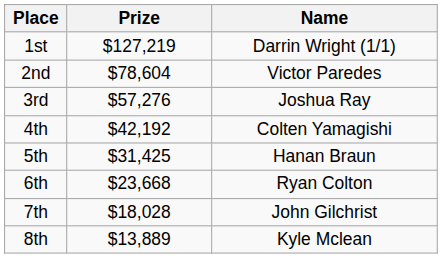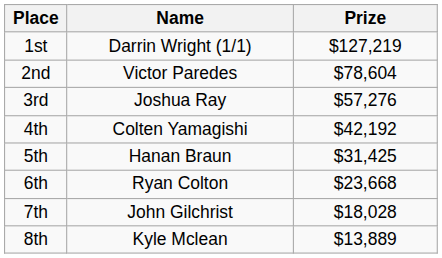columns swapped: (324, 18) <-> (139, 18)
